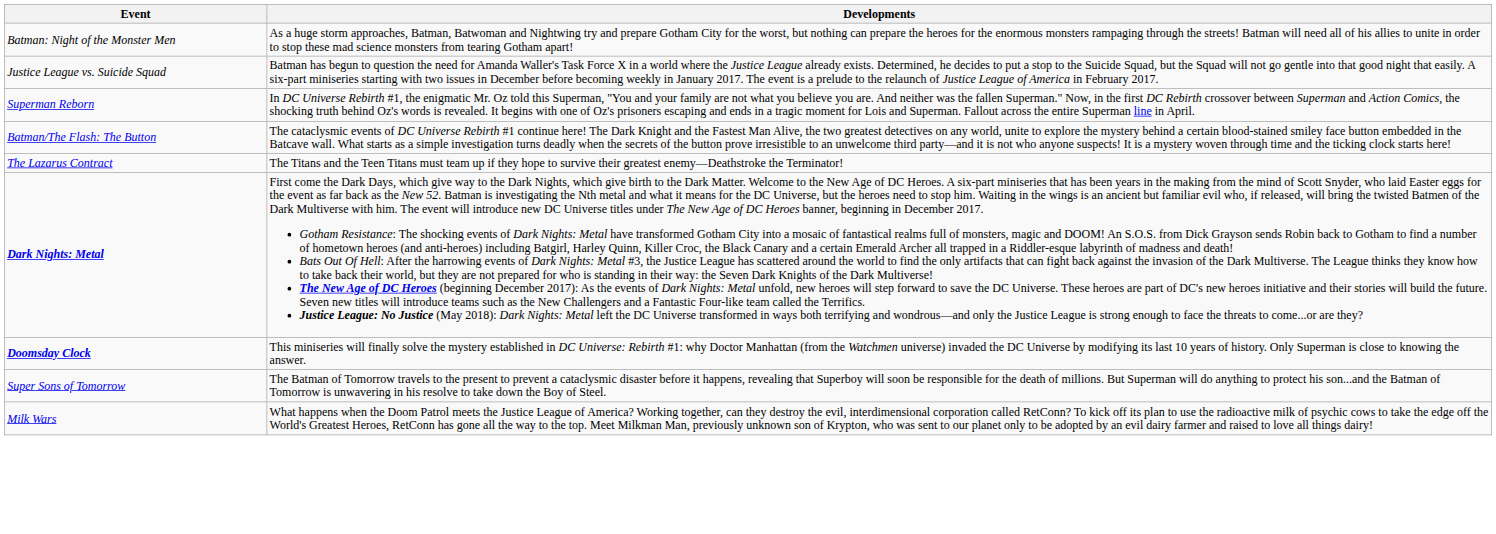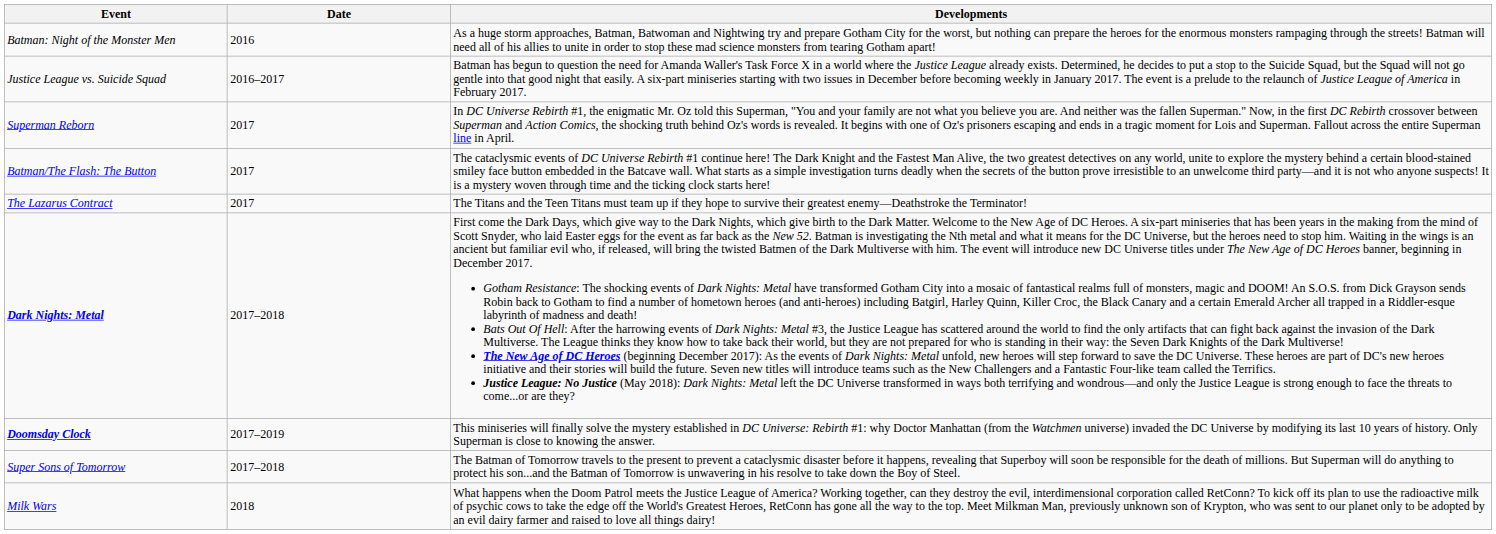+ column: (339, 14)
